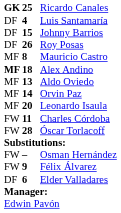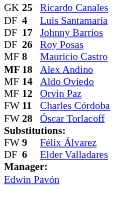(12, 8) bold -> (11, 8) normal
(27, 32) 15 -> (27, 32) 17
(27, 81) 13 -> (27, 81) 14
(27, 93) 14 -> (27, 93) 12
- row: (74, 106)
- row: (78, 155)
